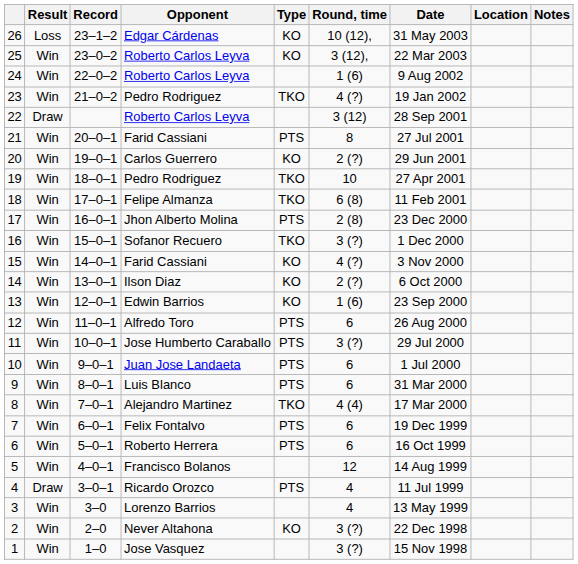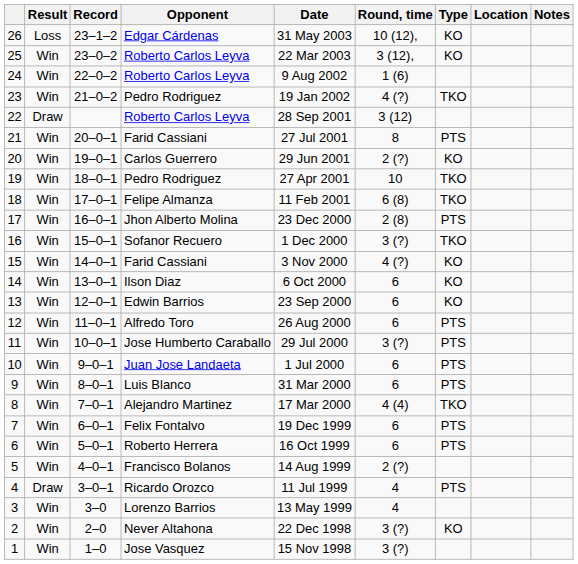columns swapped: (292, 14) <-> (430, 14)
(350, 281) 2 (?) -> (395, 281) 6
(350, 302) 1 (6) -> (395, 302) 6
(350, 466) 12 -> (395, 466) 2 (?)
